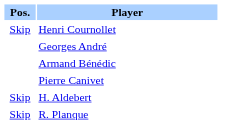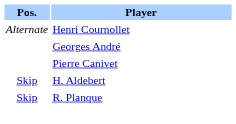(20, 29) Skip -> (27, 29) Alternate
- row: (77, 63)
